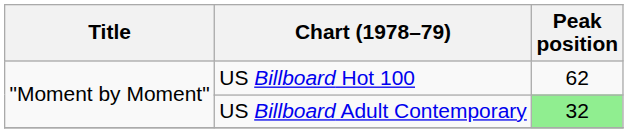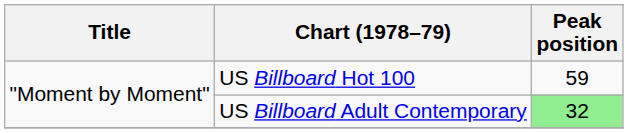(577, 77) 62 -> (577, 77) 59
